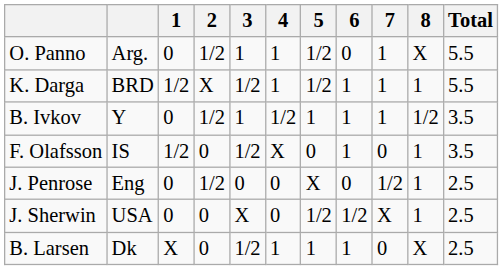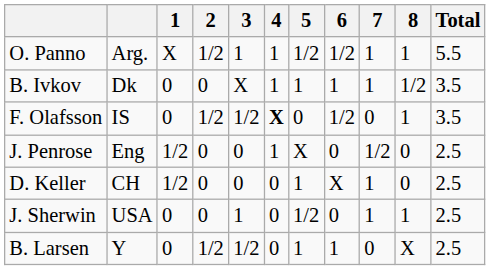(168, 53) 0 -> (169, 53) X
(346, 53) 0 -> (342, 53) 1/2
(420, 53) X -> (405, 53) 1
- row: (47, 85)
(119, 118) Y -> (124, 85) Dk
(212, 118) 1/2 -> (203, 85) 0
(240, 118) 1 -> (241, 85) X
(283, 118) 1/2 -> (274, 85) 1
(176, 150) 1/2 -> (167, 118) 0
(204, 150) 0 -> (211, 118) 1/2
(277, 150) normal -> (276, 118) bold
(346, 150) 1 -> (342, 118) 1/2
(168, 183) 0 -> (175, 150) 1/2
(212, 183) 1/2 -> (203, 150) 0
(275, 183) 0 -> (274, 150) 1
(418, 183) 1 -> (405, 150) 0
+ row: (47, 183)
(242, 215) X -> (238, 215) 1
(354, 215) 1/2 -> (334, 215) 0
(384, 215) X -> (369, 215) 1
(124, 248) Dk -> (119, 248) Y
(171, 248) X -> (167, 248) 0
(204, 248) 0 -> (211, 248) 1/2
(275, 248) 1 -> (274, 248) 0
